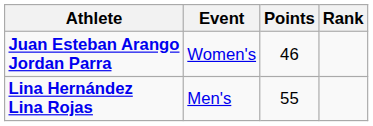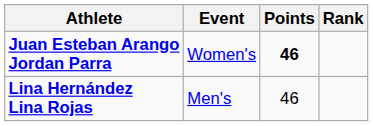(289, 54) normal -> (289, 54) bold
(289, 99) 55 -> (289, 99) 46
